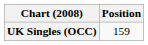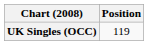(121, 31) 159 -> (121, 31) 119
